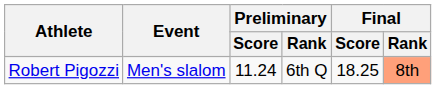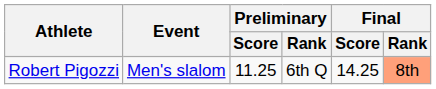(256, 71) 11.24 -> (256, 71) 11.25
(358, 71) 18.25 -> (358, 71) 14.25
